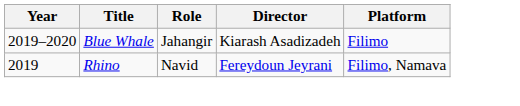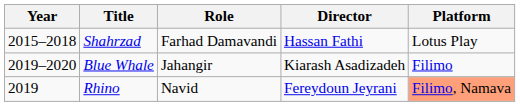+ row: (112, 40)
(397, 64) no background -> (462, 88) lightsalmon background
